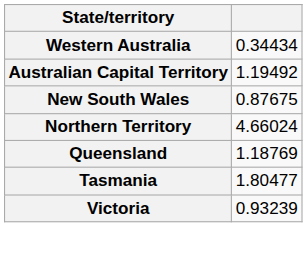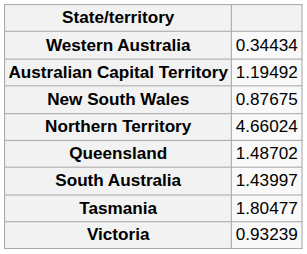(267, 153) 1.18769 -> (267, 153) 1.48702
+ row: (118, 180)
